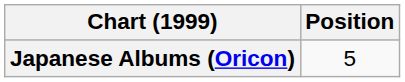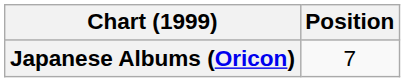(350, 58) 5 -> (350, 58) 7
